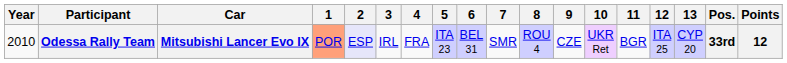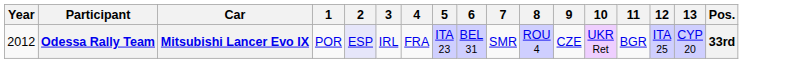- column: (760, 15)
(21, 41) 2010 -> (21, 41) 2012
(328, 41) lightsalmon background -> (328, 41) no background
